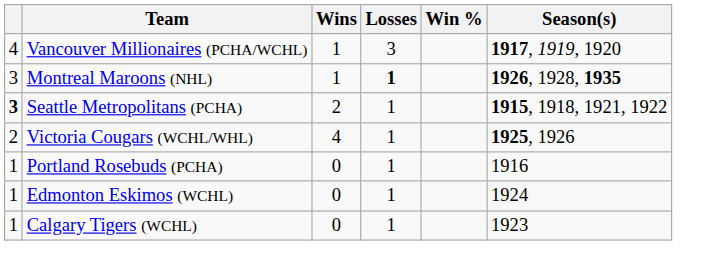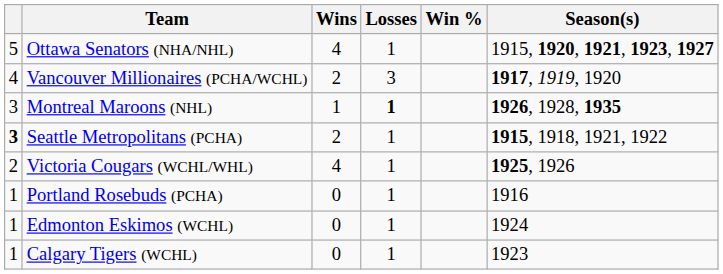+ row: (130, 48)
(336, 48) 1 -> (336, 78) 2
